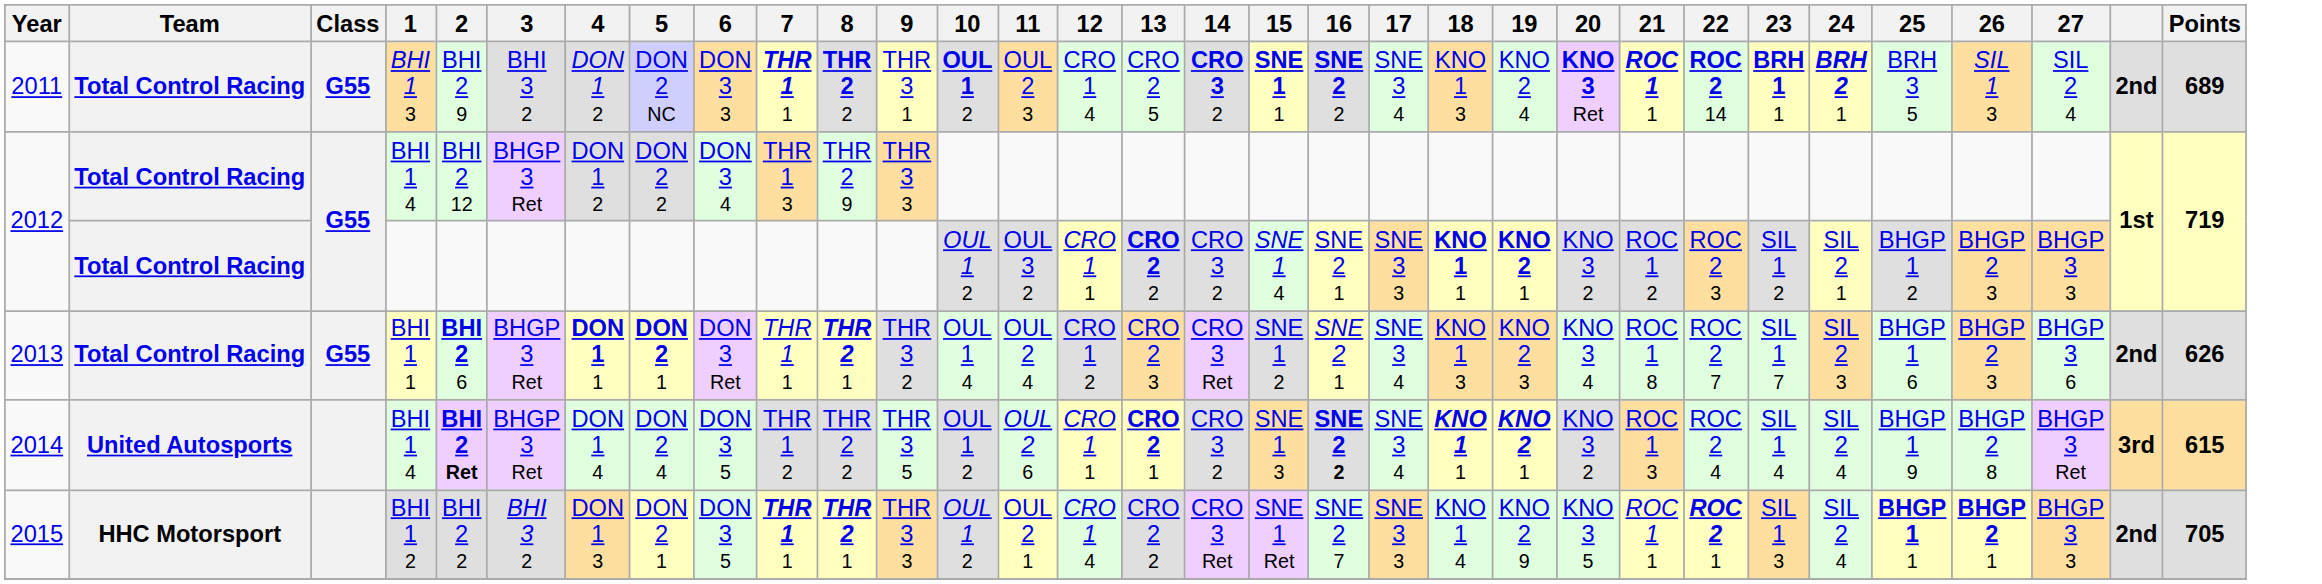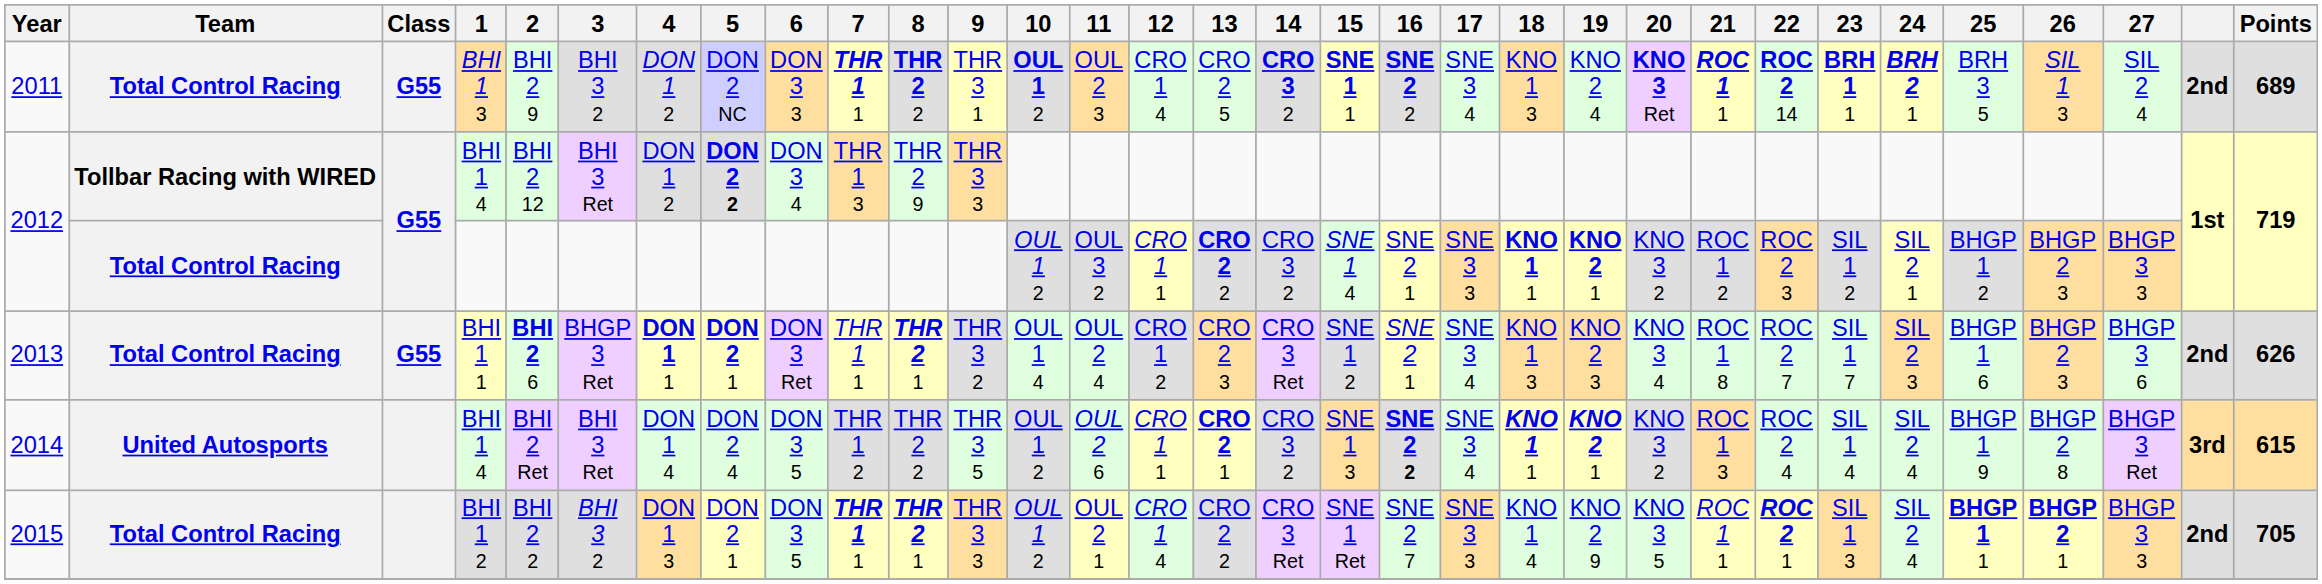(190, 176) Total Control Racing -> (225, 176) Tollbar Racing with WIRED
(527, 175) BHGP 3 Ret -> (598, 175) BHI 3 Ret
(662, 175) normal -> (733, 176) bold
(462, 445) bold -> (533, 444) normal
(527, 444) BHGP 3 Ret -> (598, 444) BHI 3 Ret
(190, 534) HHC Motorsport -> (225, 534) Total Control Racing
